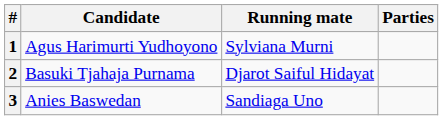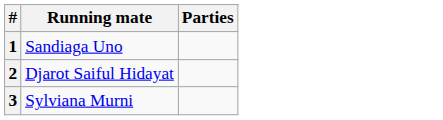- column: (121, 18)
(279, 45) Sylviana Murni -> (74, 45) Sandiaga Uno
(274, 100) Sandiaga Uno -> (79, 100) Sylviana Murni
